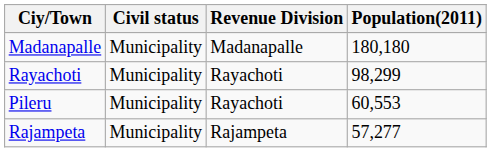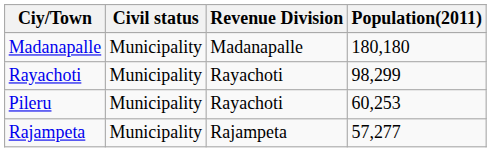(376, 103) 60,553 -> (376, 103) 60,253
